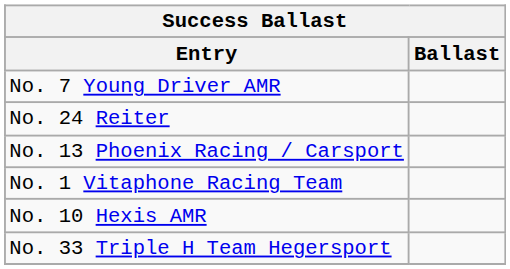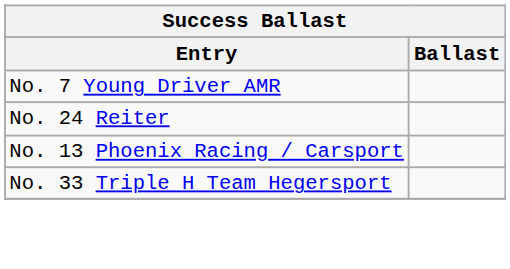- row: (176, 184)
- row: (108, 216)
